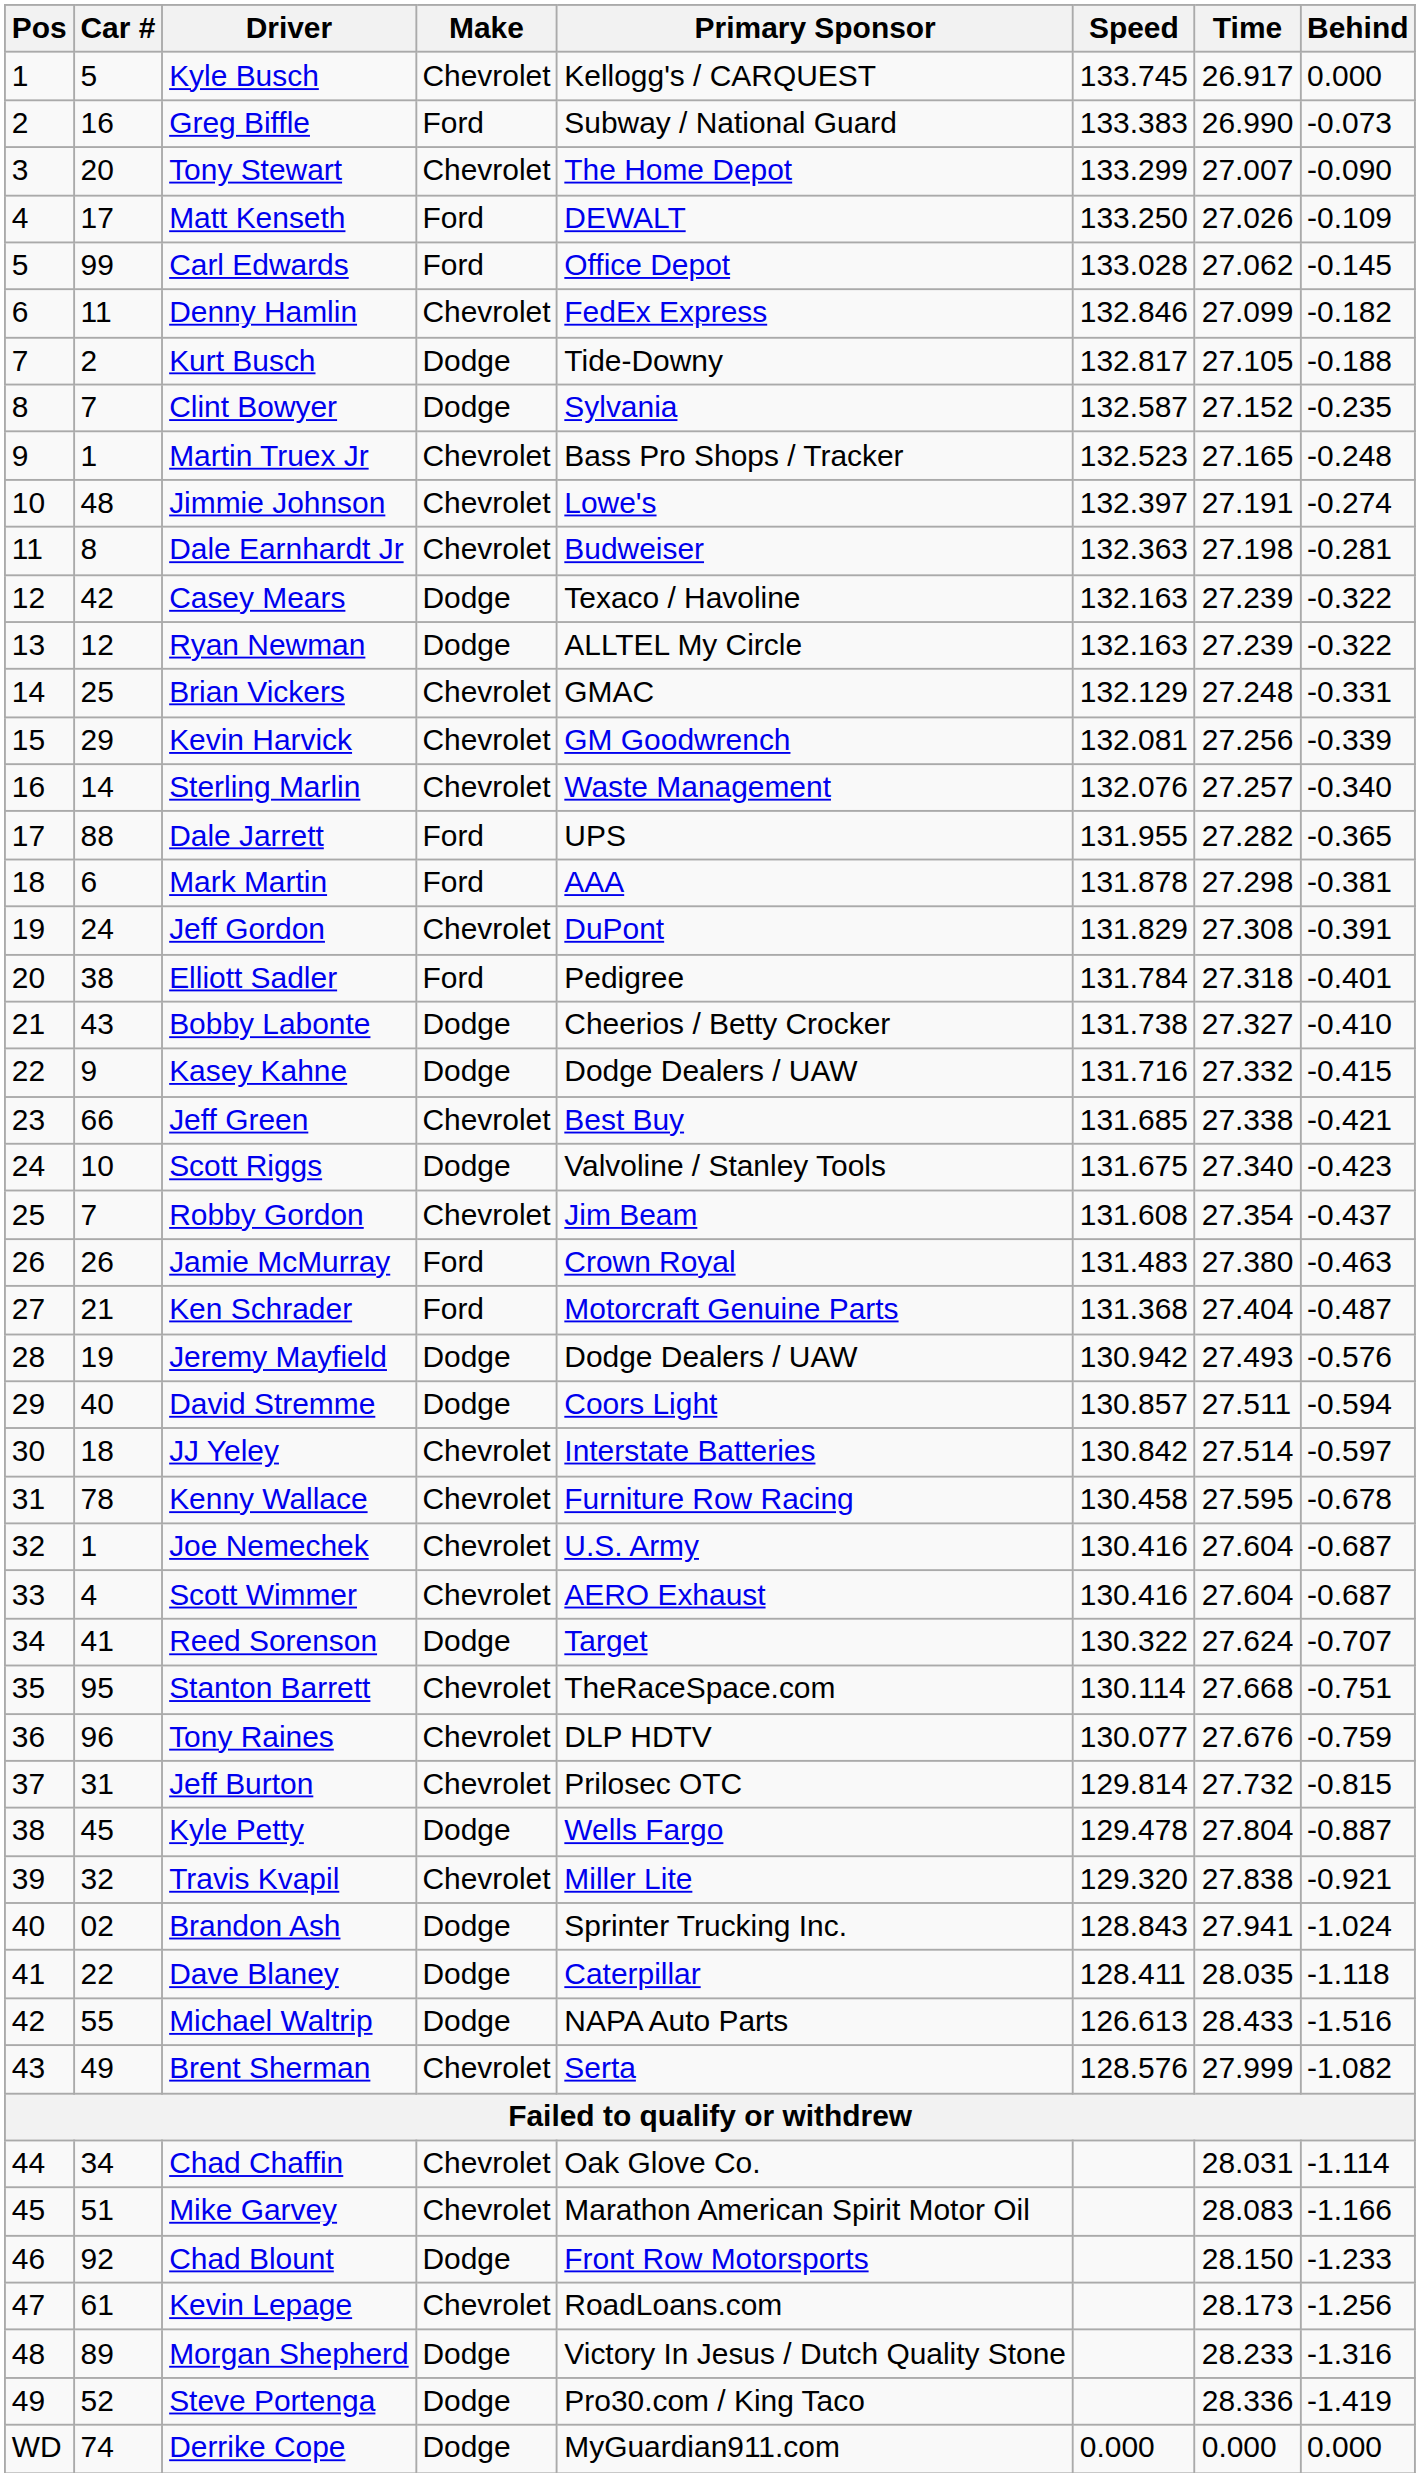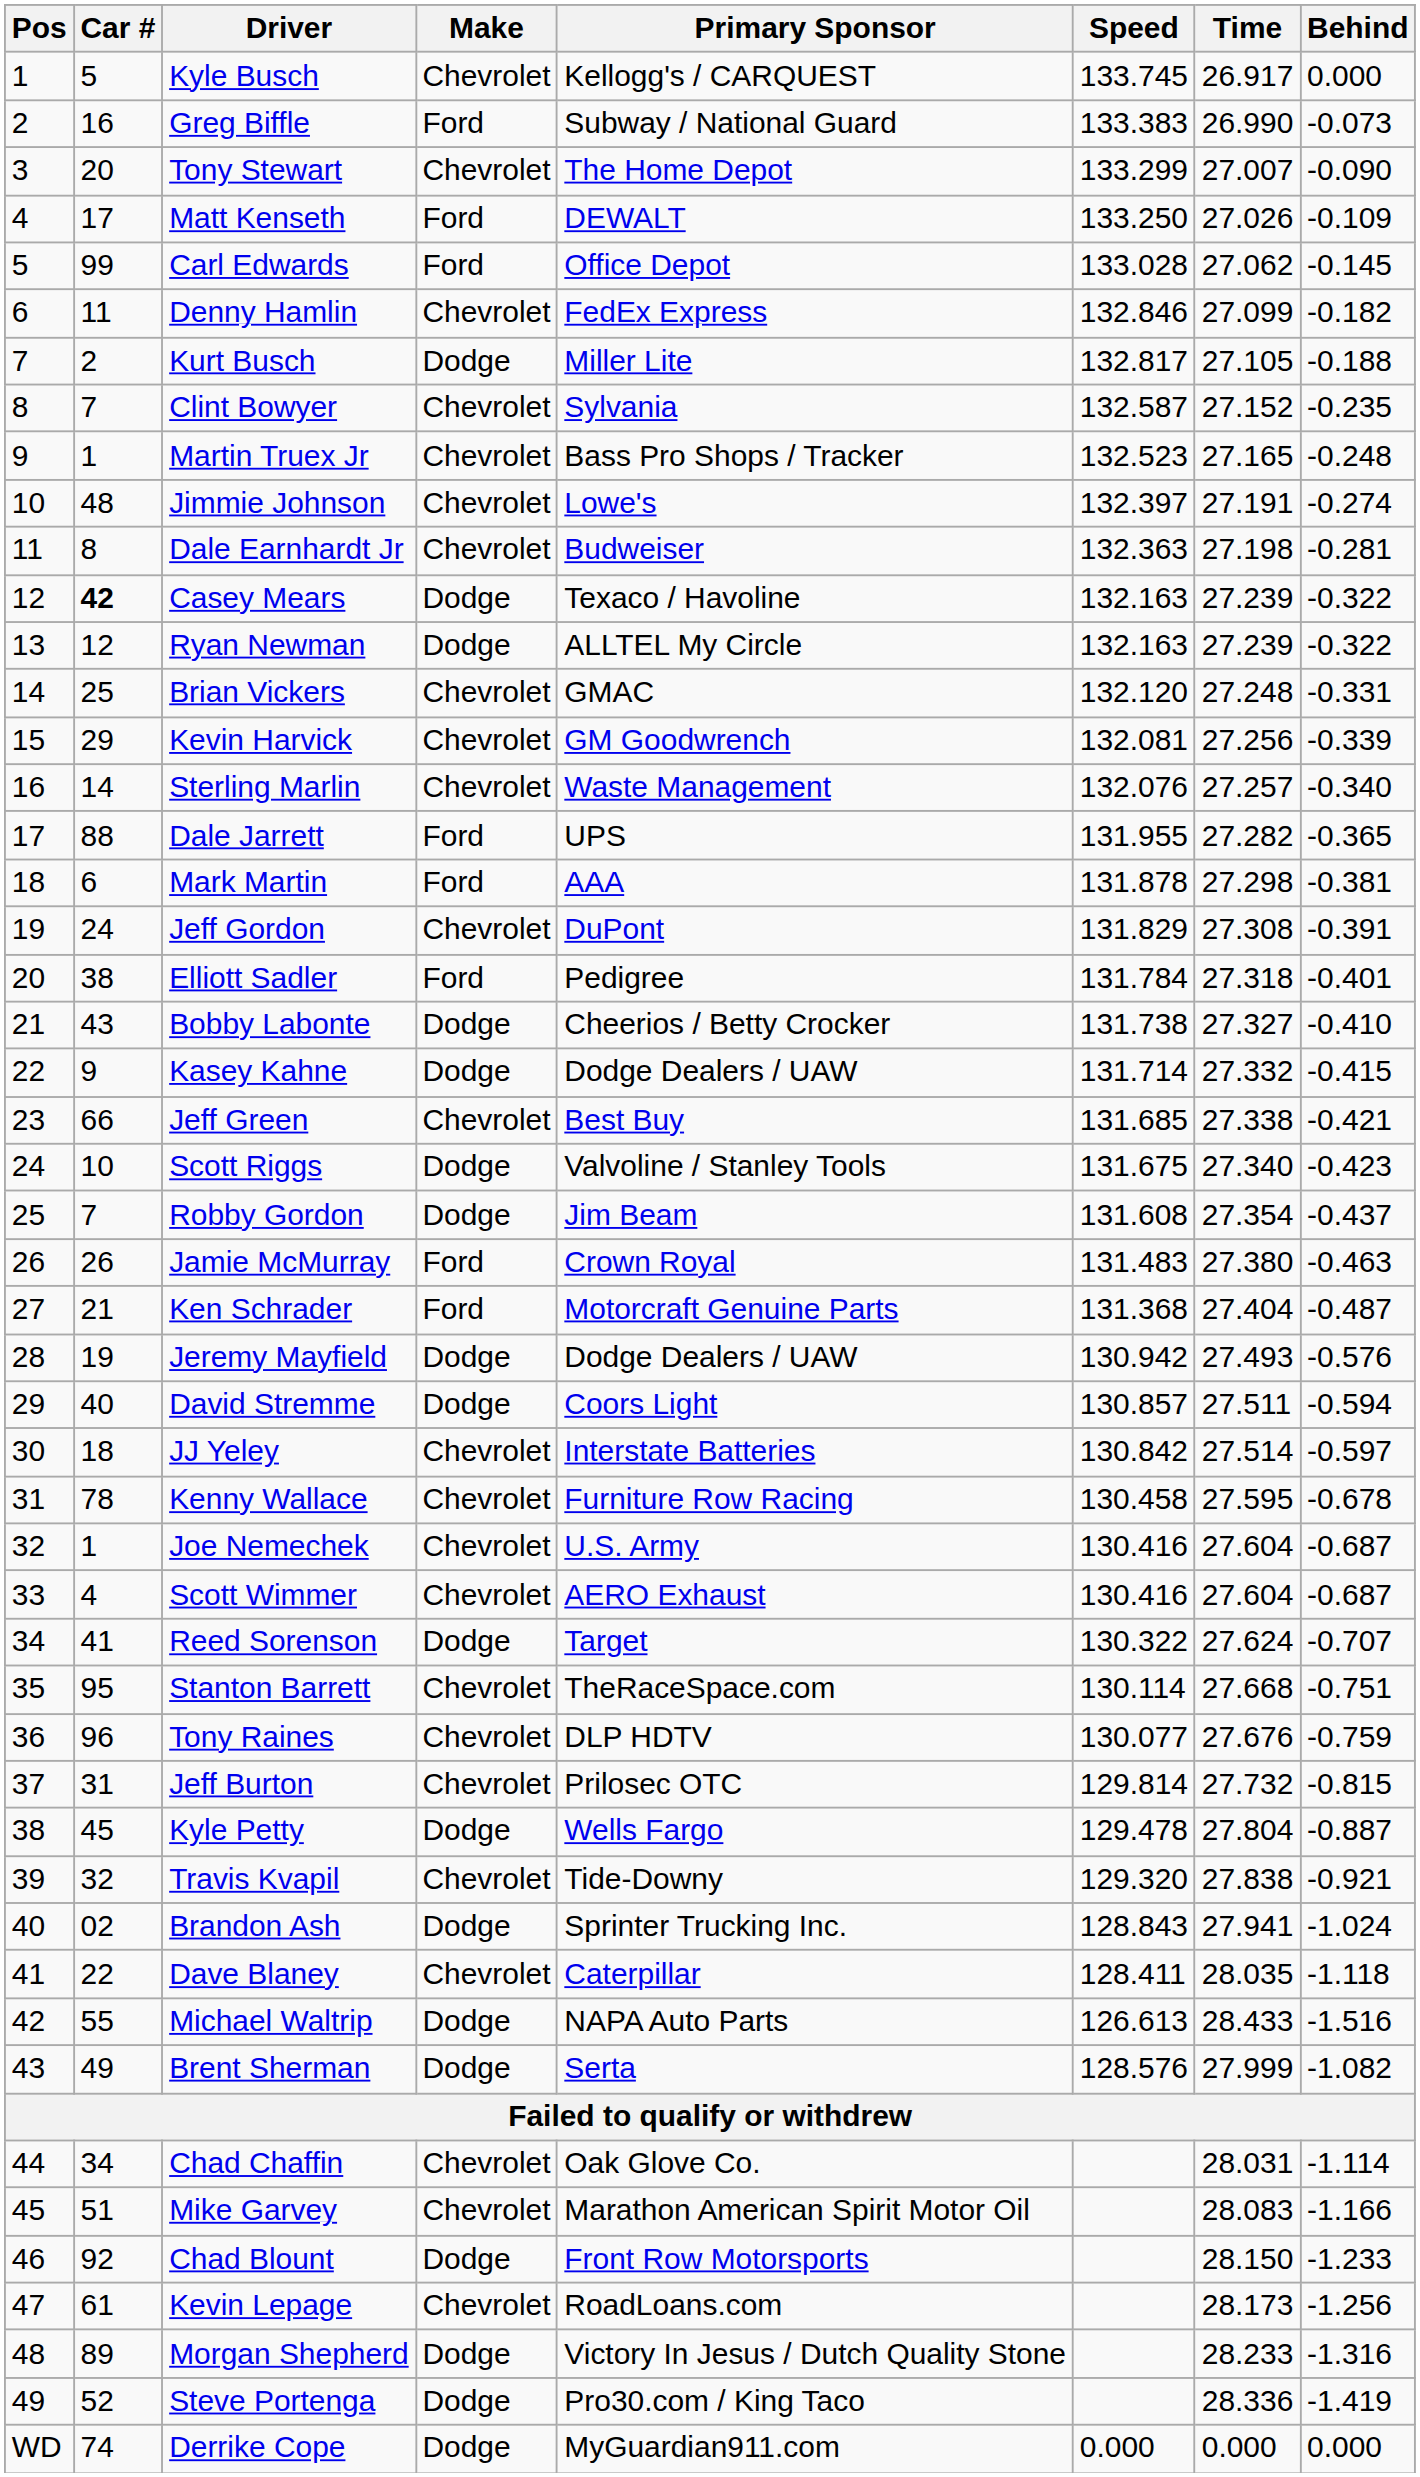(644, 360) Tide-Downy -> (628, 360) Miller Lite
(467, 407) Dodge -> (487, 407) Chevrolet
(97, 597) normal -> (97, 597) bold
(1134, 692) 132.129 -> (1134, 692) 132.120
(1134, 1072) 131.716 -> (1134, 1072) 131.714
(487, 1214) Chevrolet -> (467, 1214) Dodge
(628, 1878) Miller Lite -> (644, 1878) Tide-Downy
(467, 1973) Dodge -> (487, 1973) Chevrolet
(487, 2068) Chevrolet -> (467, 2068) Dodge
